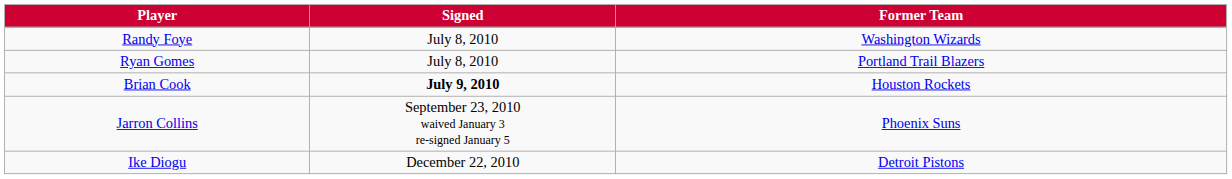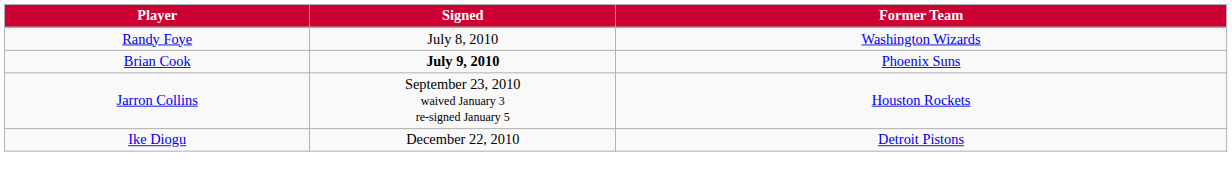- row: (157, 61)
(921, 84) Houston Rockets -> (921, 61) Phoenix Suns
(921, 123) Phoenix Suns -> (921, 100) Houston Rockets
